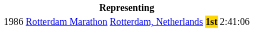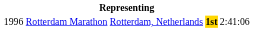(14, 21) 1986 -> (14, 21) 1996
